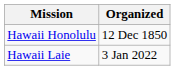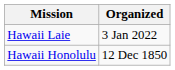rows swapped: (52, 34) <-> (39, 55)
